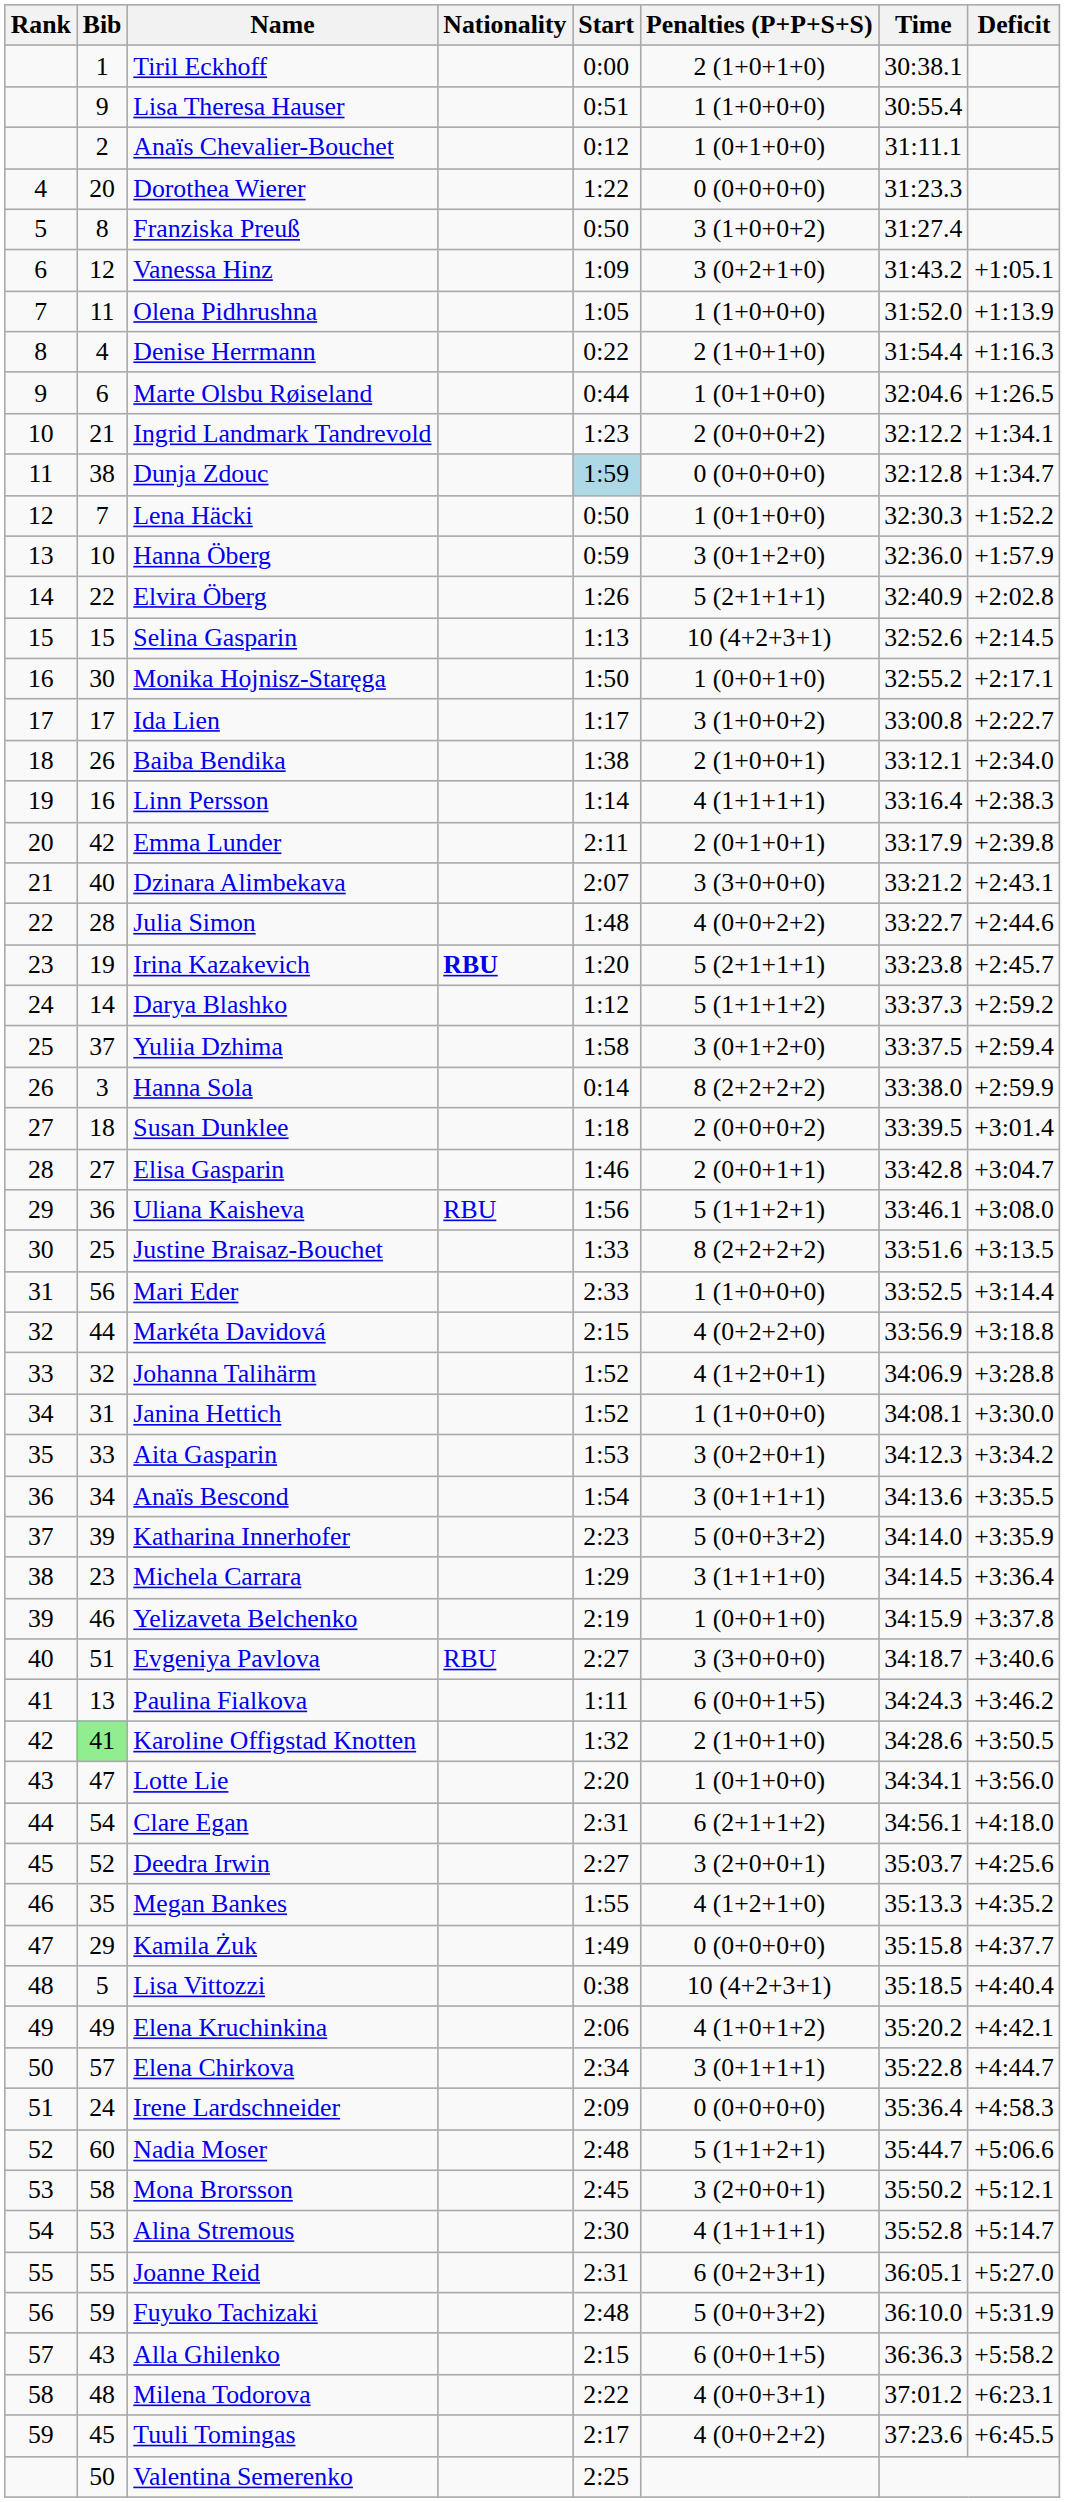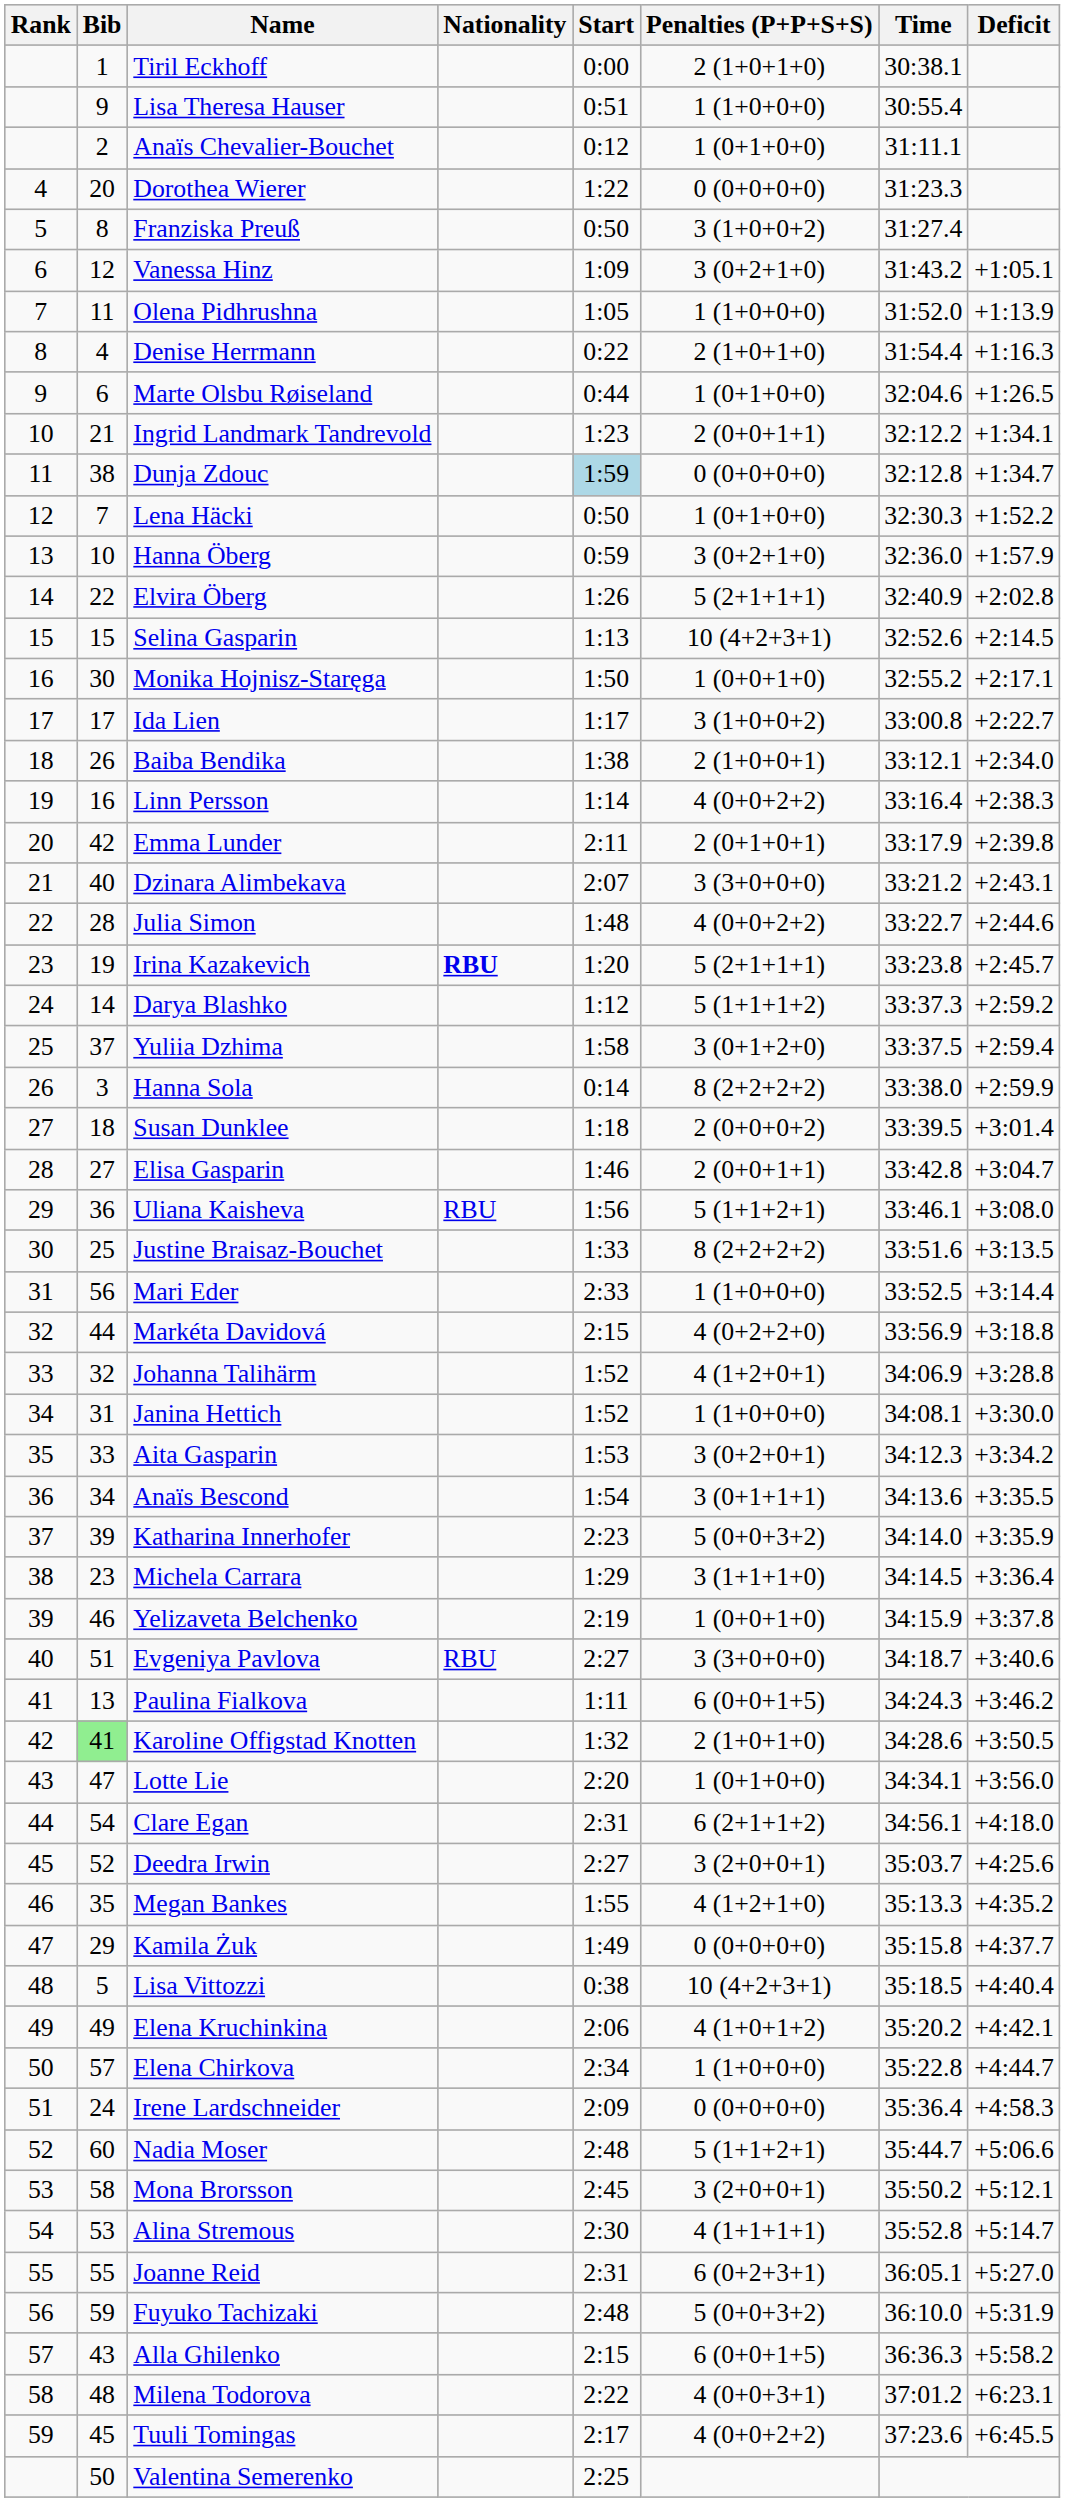(759, 433) 2 (0+0+0+2) -> (759, 433) 2 (0+0+1+1)
(759, 556) 3 (0+1+2+0) -> (759, 556) 3 (0+2+1+0)
(759, 801) 4 (1+1+1+1) -> (759, 801) 4 (0+0+2+2)
(759, 2067) 3 (0+1+1+1) -> (759, 2067) 1 (1+0+0+0)
